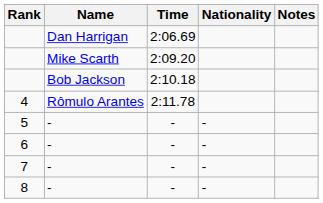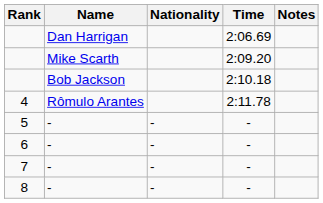columns swapped: (237, 15) <-> (173, 15)
